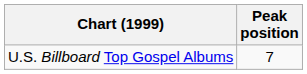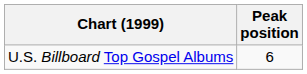(270, 57) 7 -> (270, 57) 6
